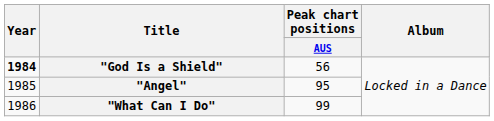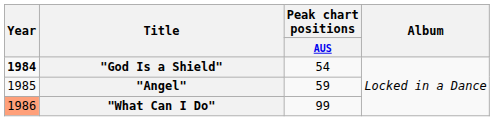(323, 67) 56 -> (323, 67) 54
(323, 86) 95 -> (323, 86) 59
(22, 106) no background -> (22, 106) lightsalmon background
